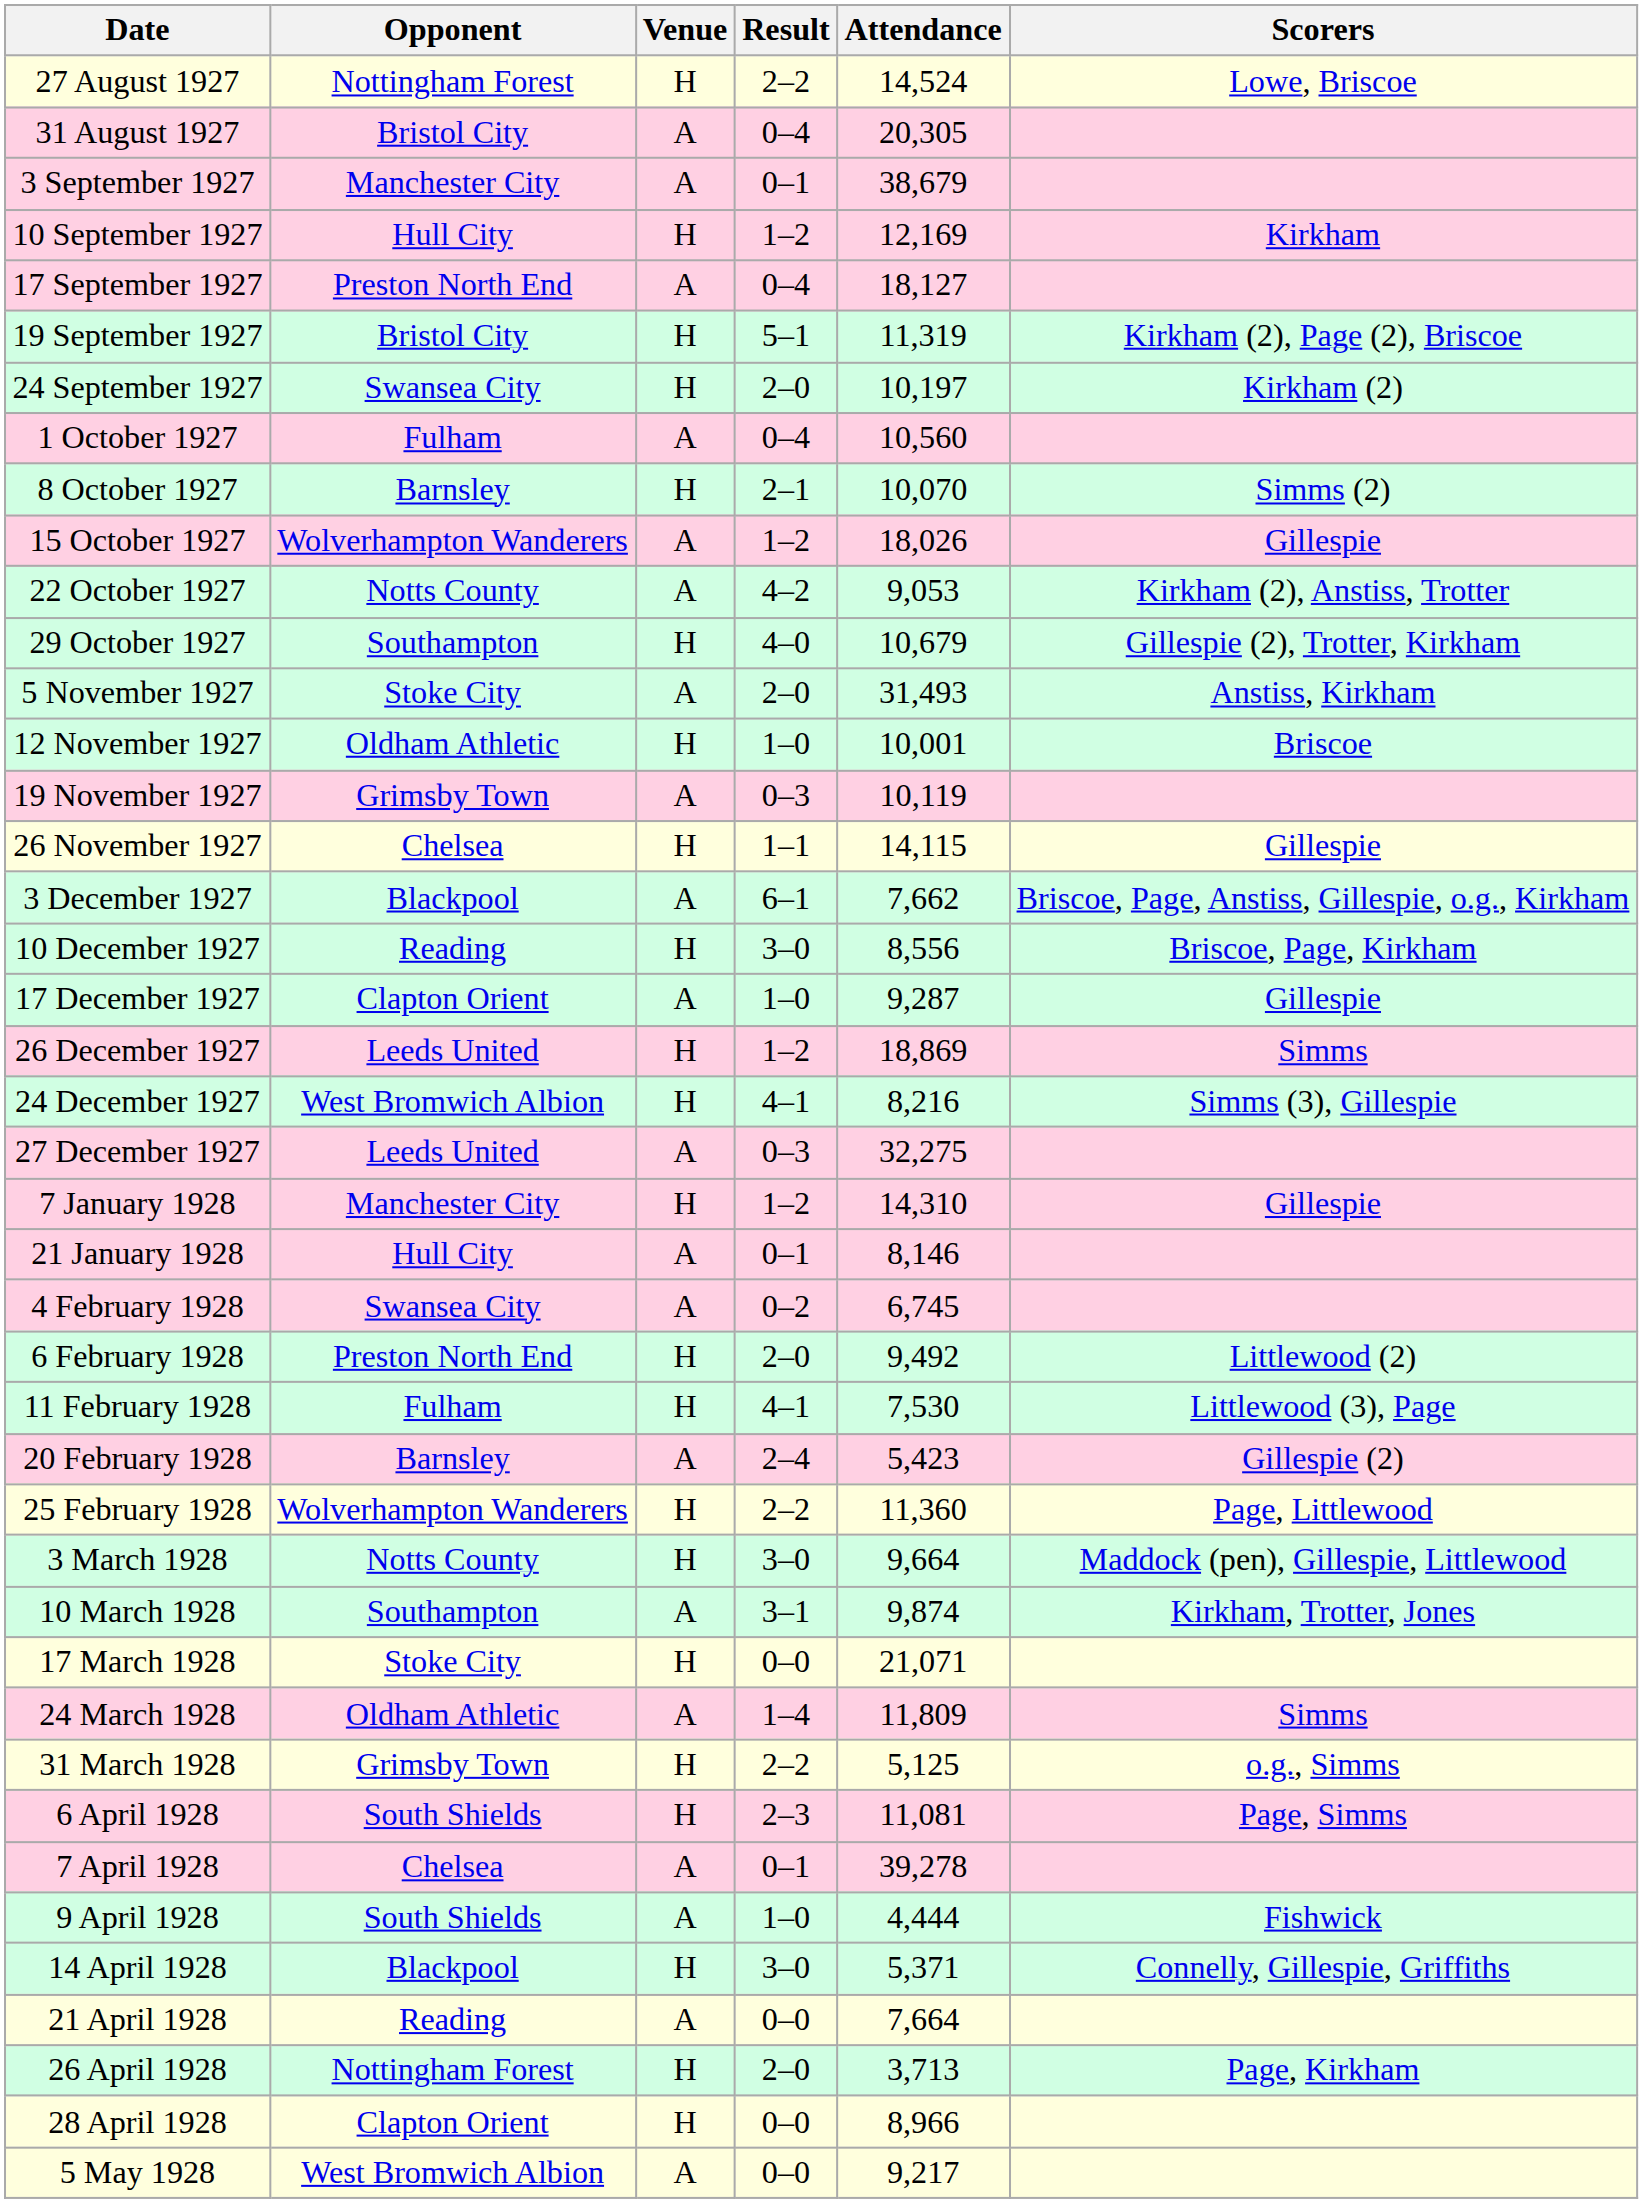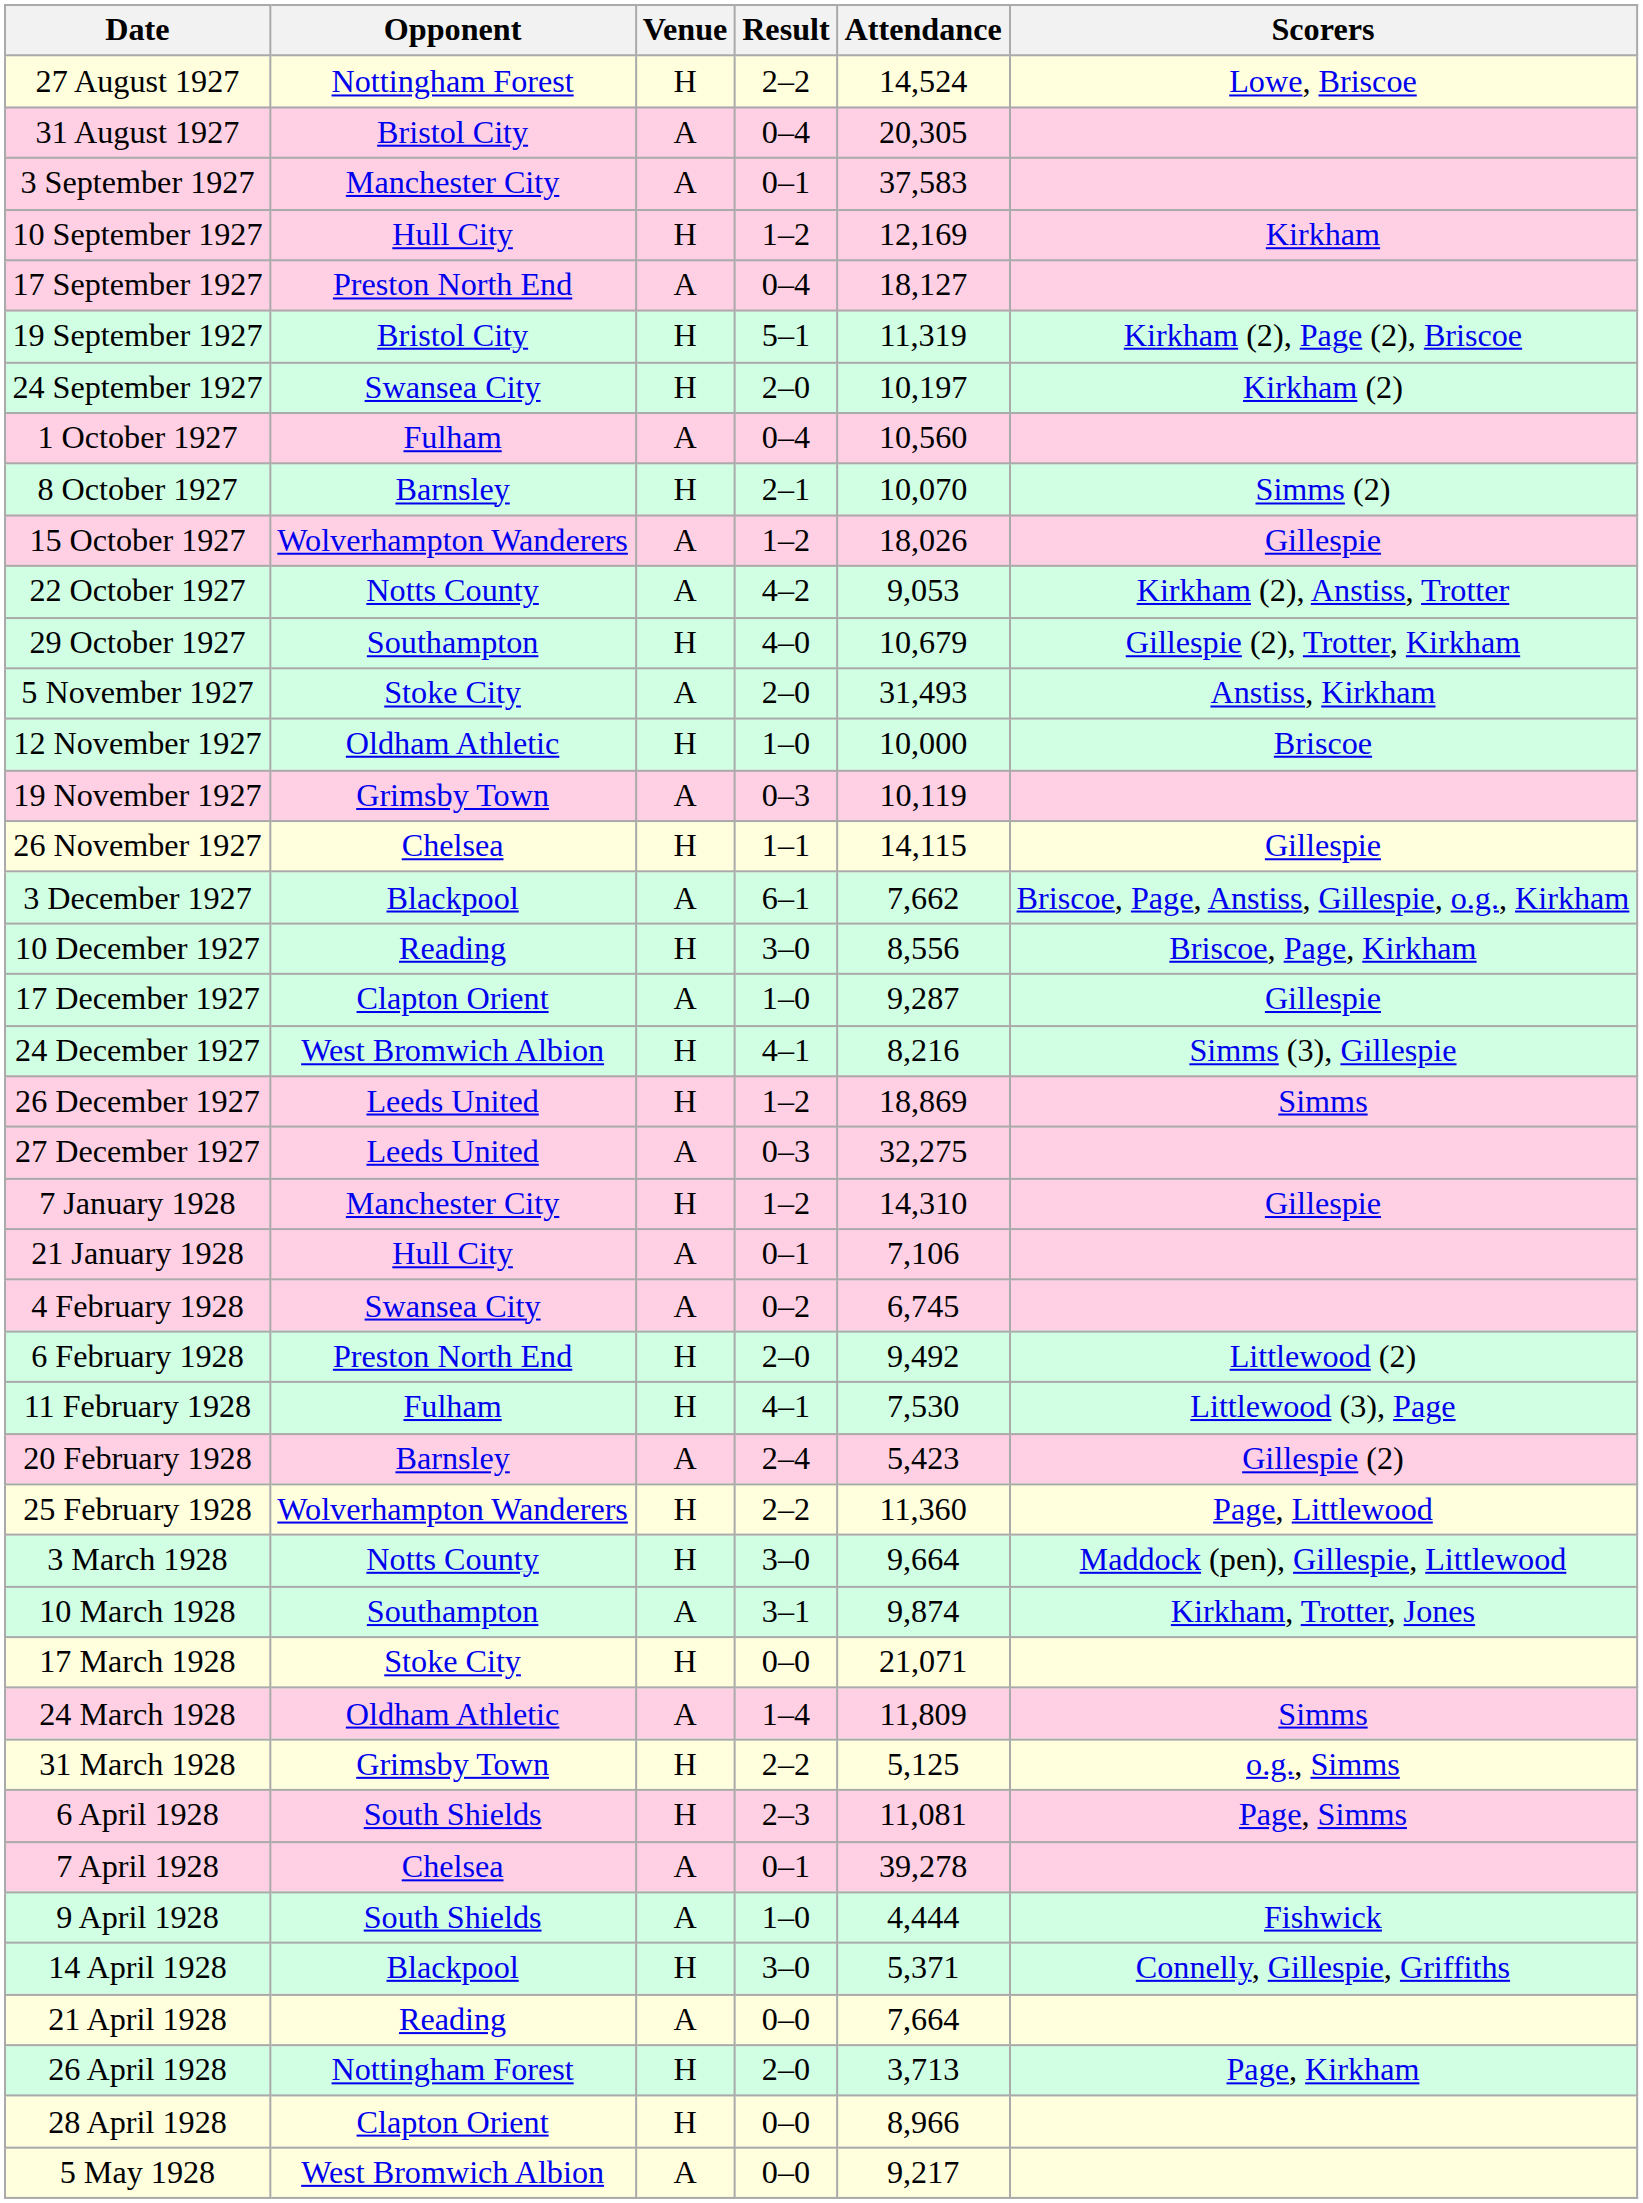(923, 183) 38,679 -> (923, 183) 37,583
(923, 744) 10,001 -> (923, 744) 10,000
rows swapped: (137, 1101) <-> (137, 1050)
(923, 1254) 8,146 -> (923, 1254) 7,106
